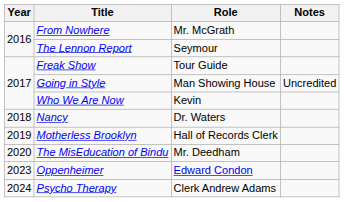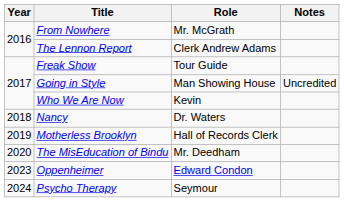(196, 48) Seymour -> (225, 48) Clerk Andrew Adams
(225, 188) Clerk Andrew Adams -> (196, 188) Seymour
